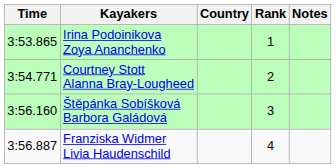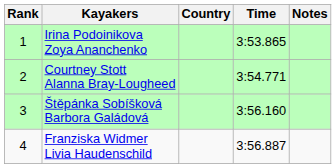columns swapped: (271, 14) <-> (32, 14)
